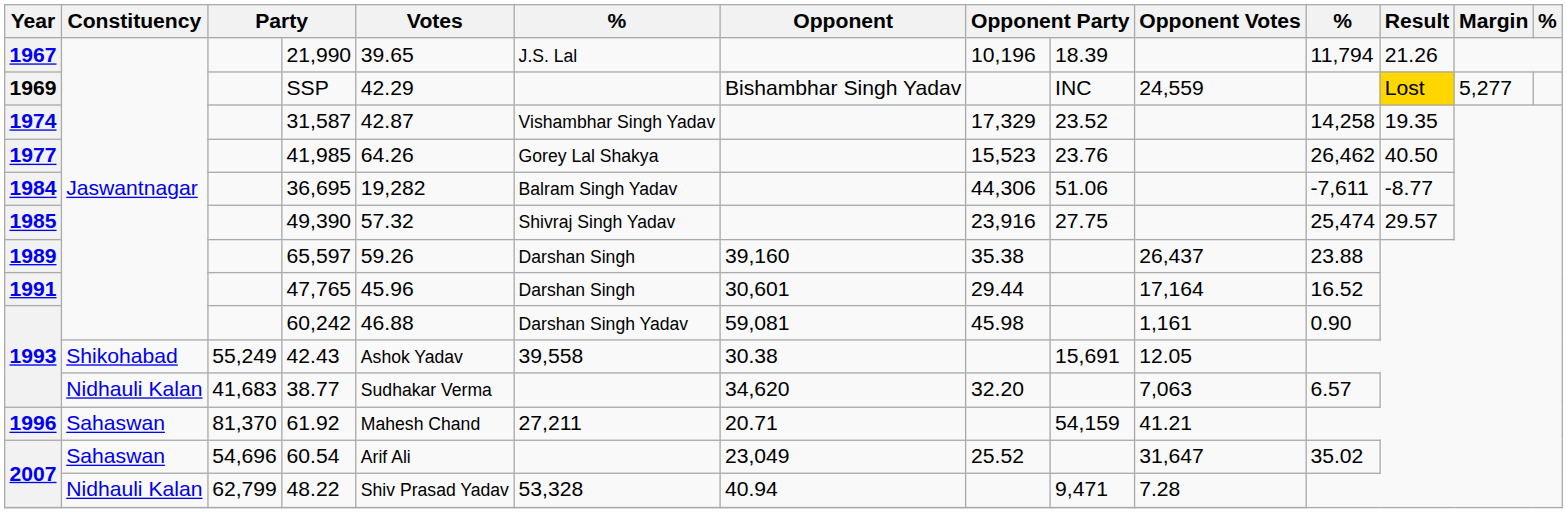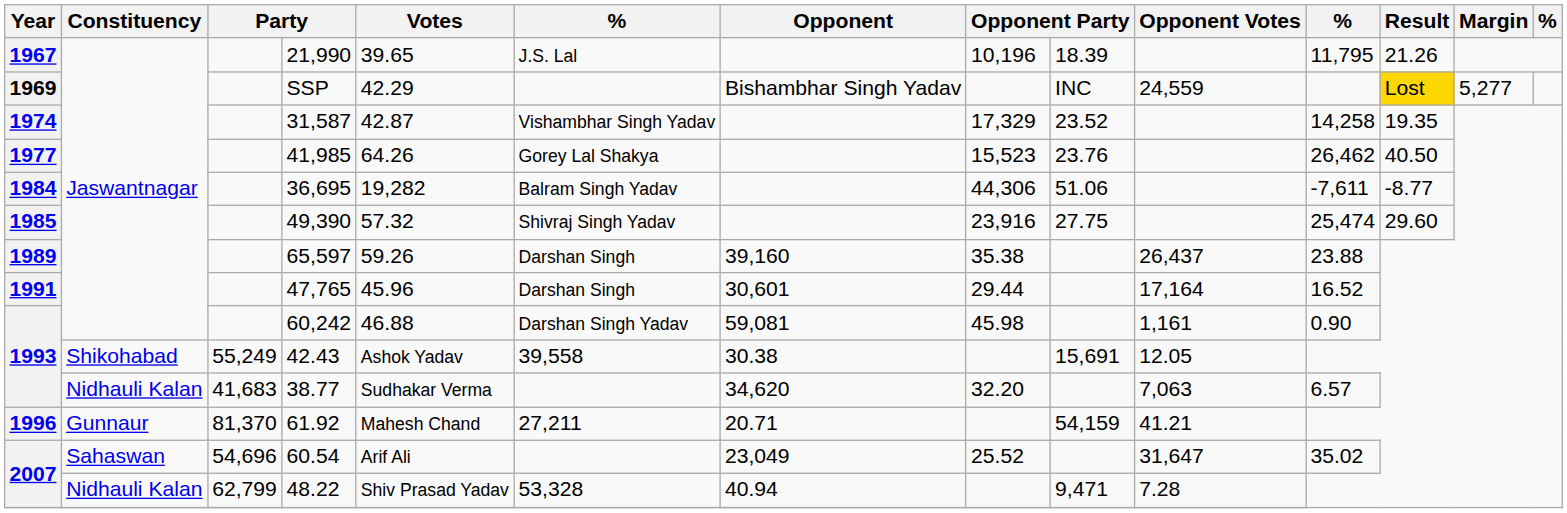(1342, 54) 11,794 -> (1342, 54) 11,795
(1411, 222) 29.57 -> (1411, 222) 29.60
(116, 423) Sahaswan -> (107, 423) Gunnaur
